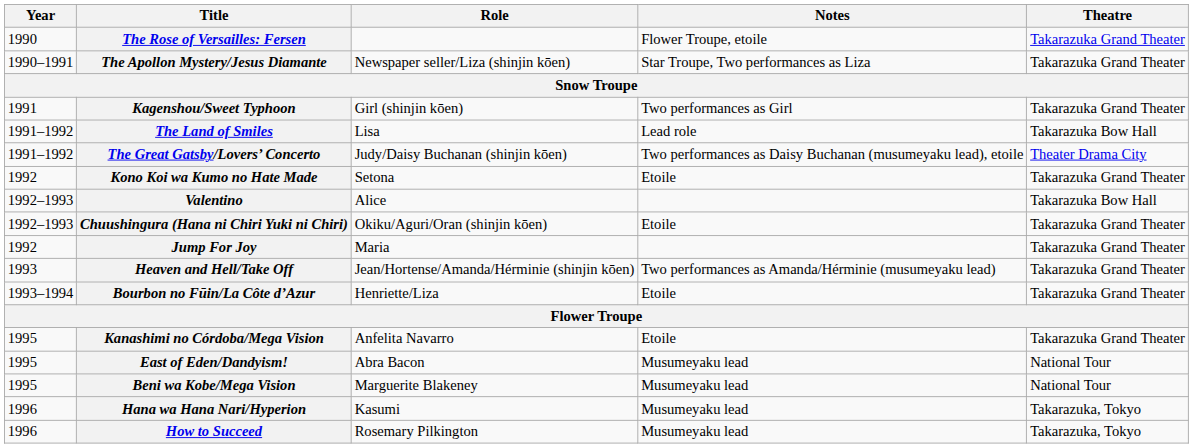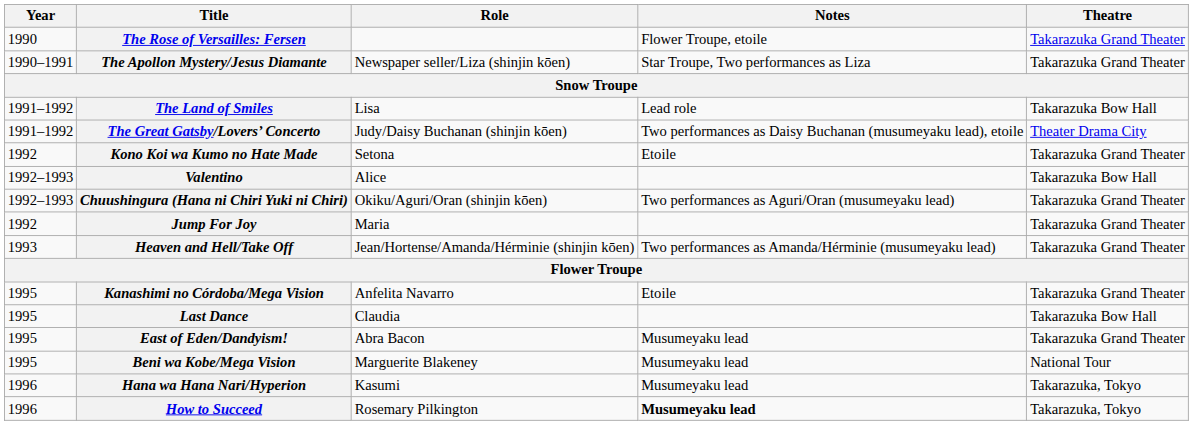- row: (214, 108)
(659, 223) Etoile -> (798, 200) Two performances as Aguri/Oran (musumeyaku lead)
- row: (214, 293)
+ row: (214, 316)
(1071, 362) National Tour -> (1108, 339) Takarazuka Grand Theater
(695, 431) normal -> (698, 408) bold
